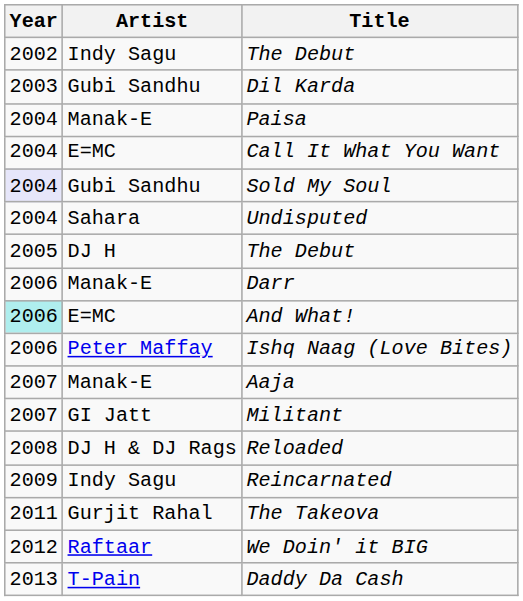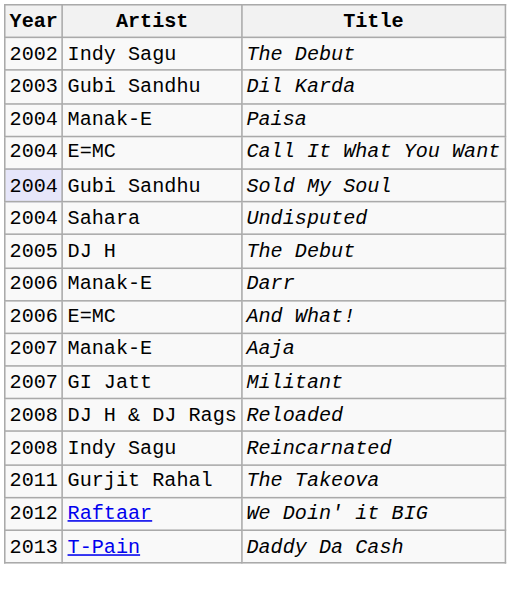(34, 317) paleturquoise background -> (34, 317) no background
- row: (140, 350)
(34, 481) 2009 -> (34, 448) 2008
